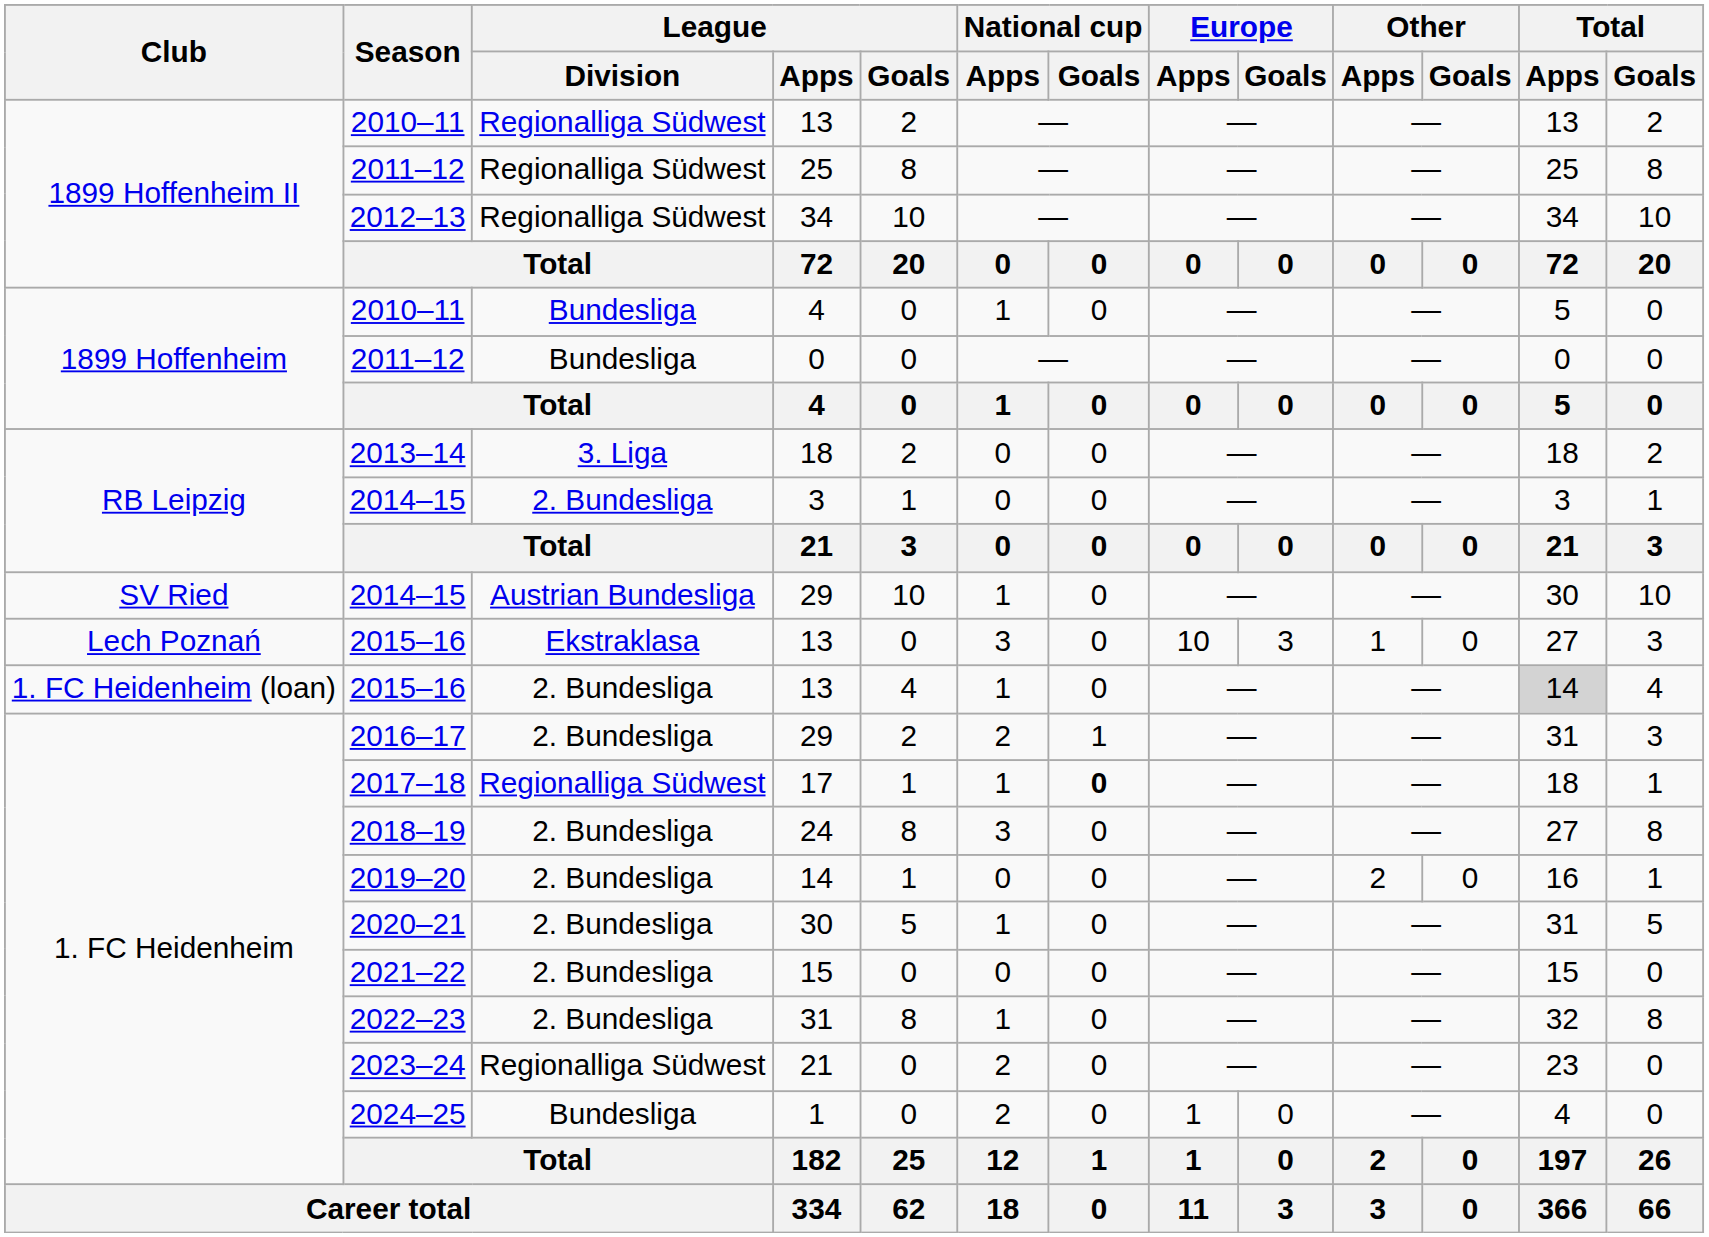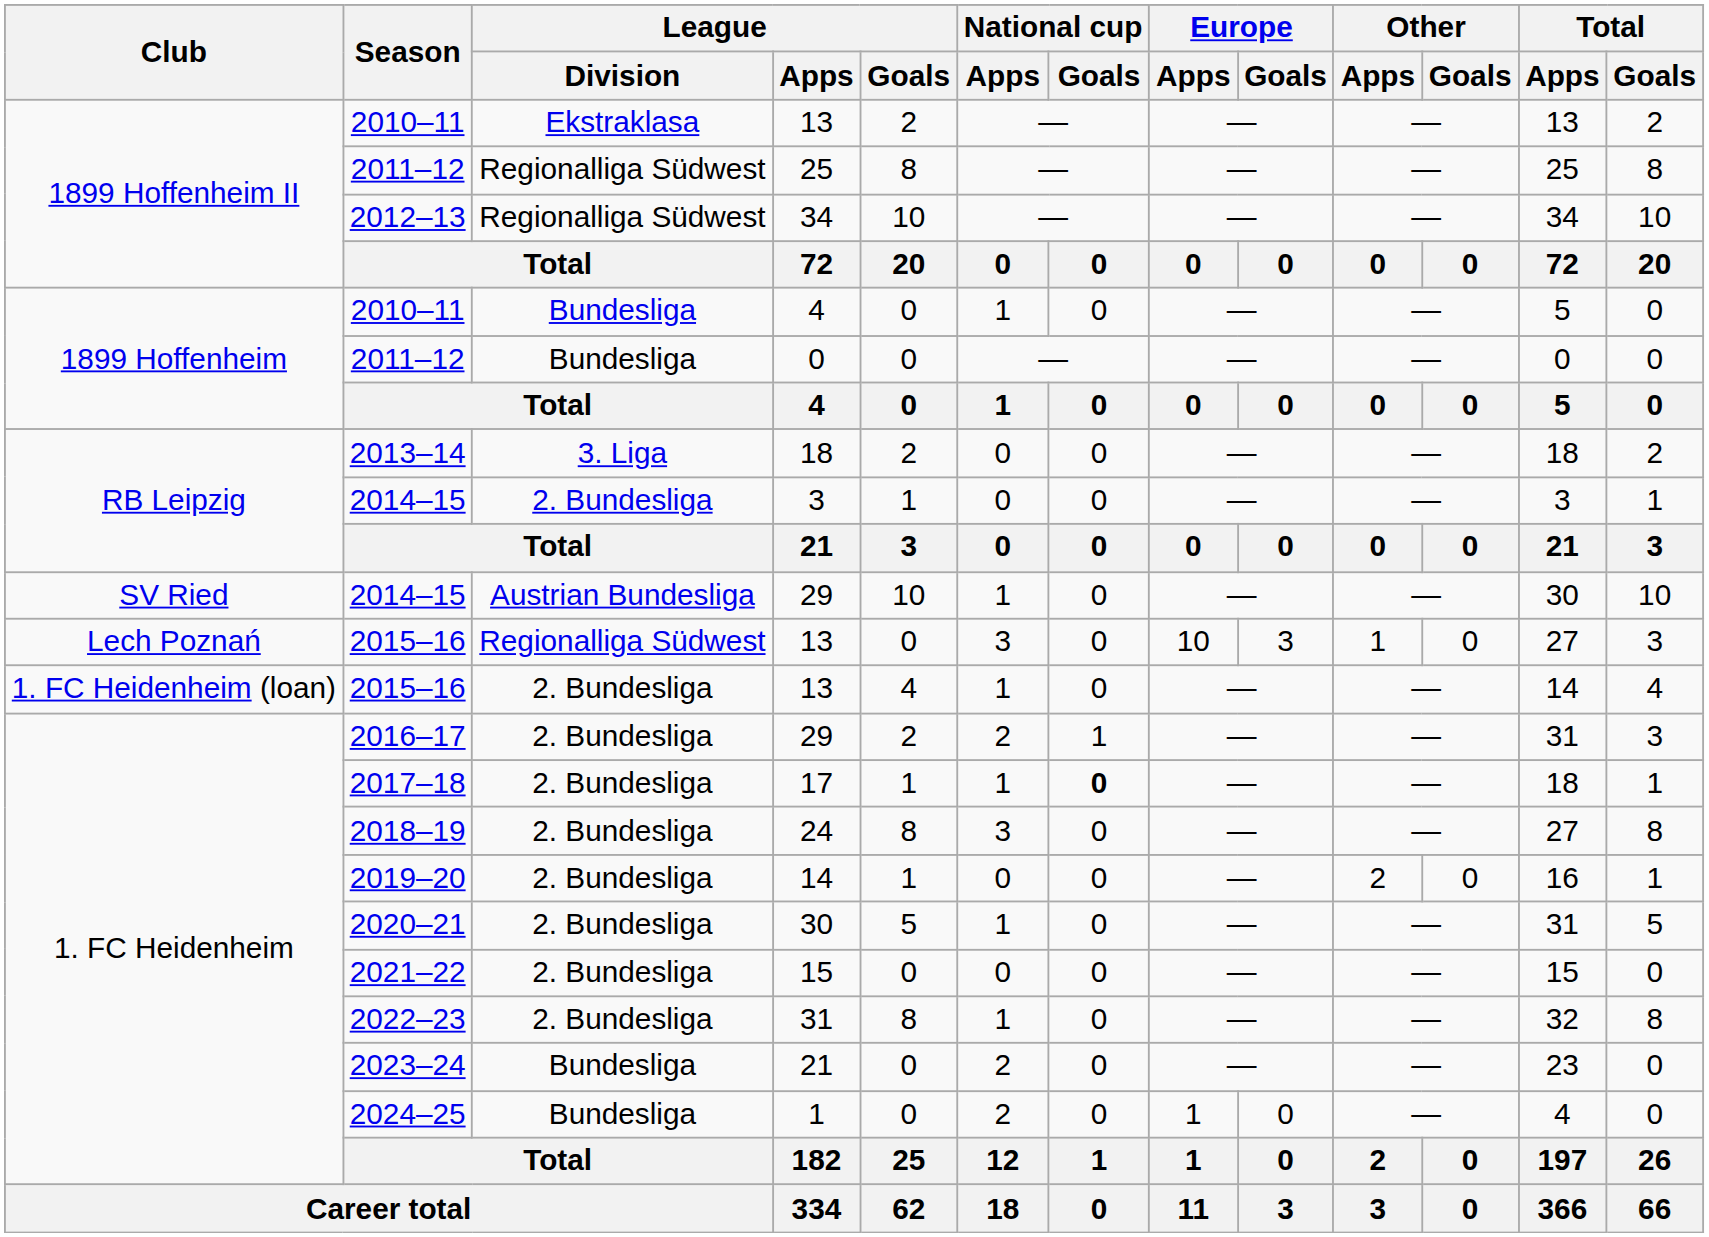(622, 122) Regionalliga Südwest -> (622, 122) Ekstraklasa
(622, 641) Ekstraklasa -> (622, 641) Regionalliga Südwest
(1562, 688) lightgrey background -> (1562, 688) no background
(622, 783) Regionalliga Südwest -> (622, 783) 2. Bundesliga
(622, 1066) Regionalliga Südwest -> (622, 1066) Bundesliga
